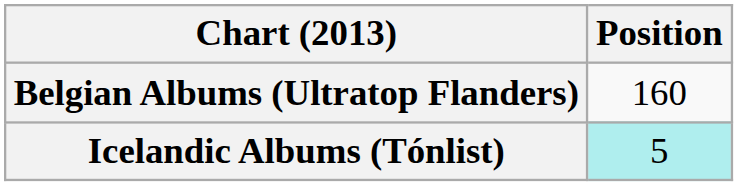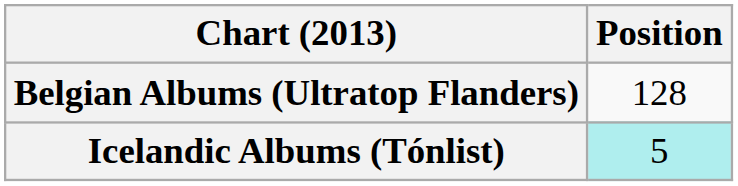(659, 92) 160 -> (659, 92) 128
